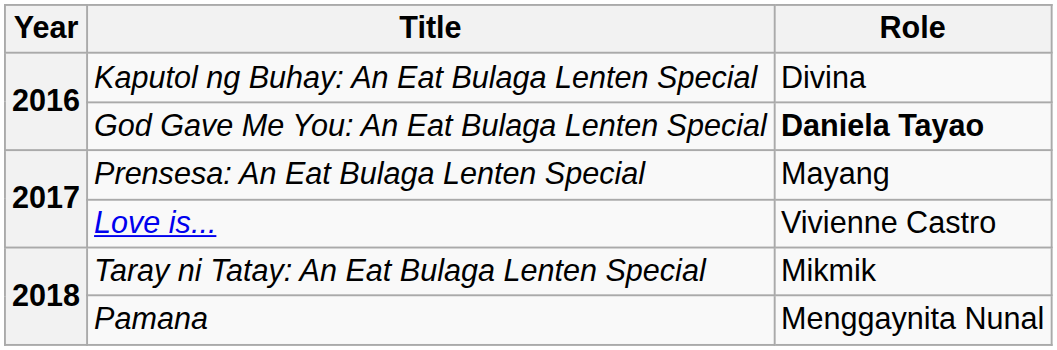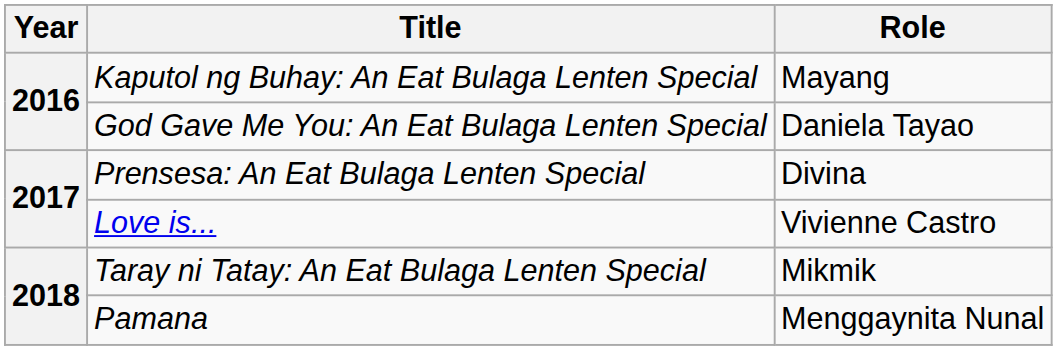(823, 77) Divina -> (835, 77) Mayang
(883, 125) bold -> (878, 125) normal
(835, 174) Mayang -> (823, 174) Divina
